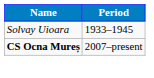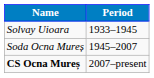+ row: (45, 47)
